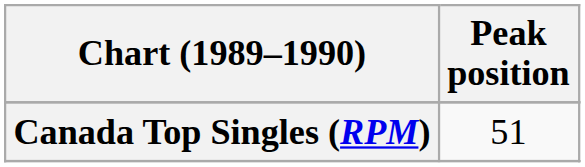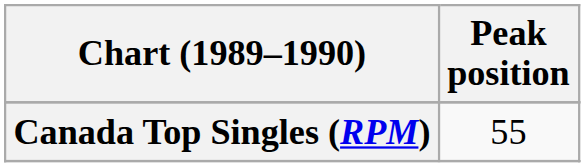(508, 131) 51 -> (508, 131) 55
